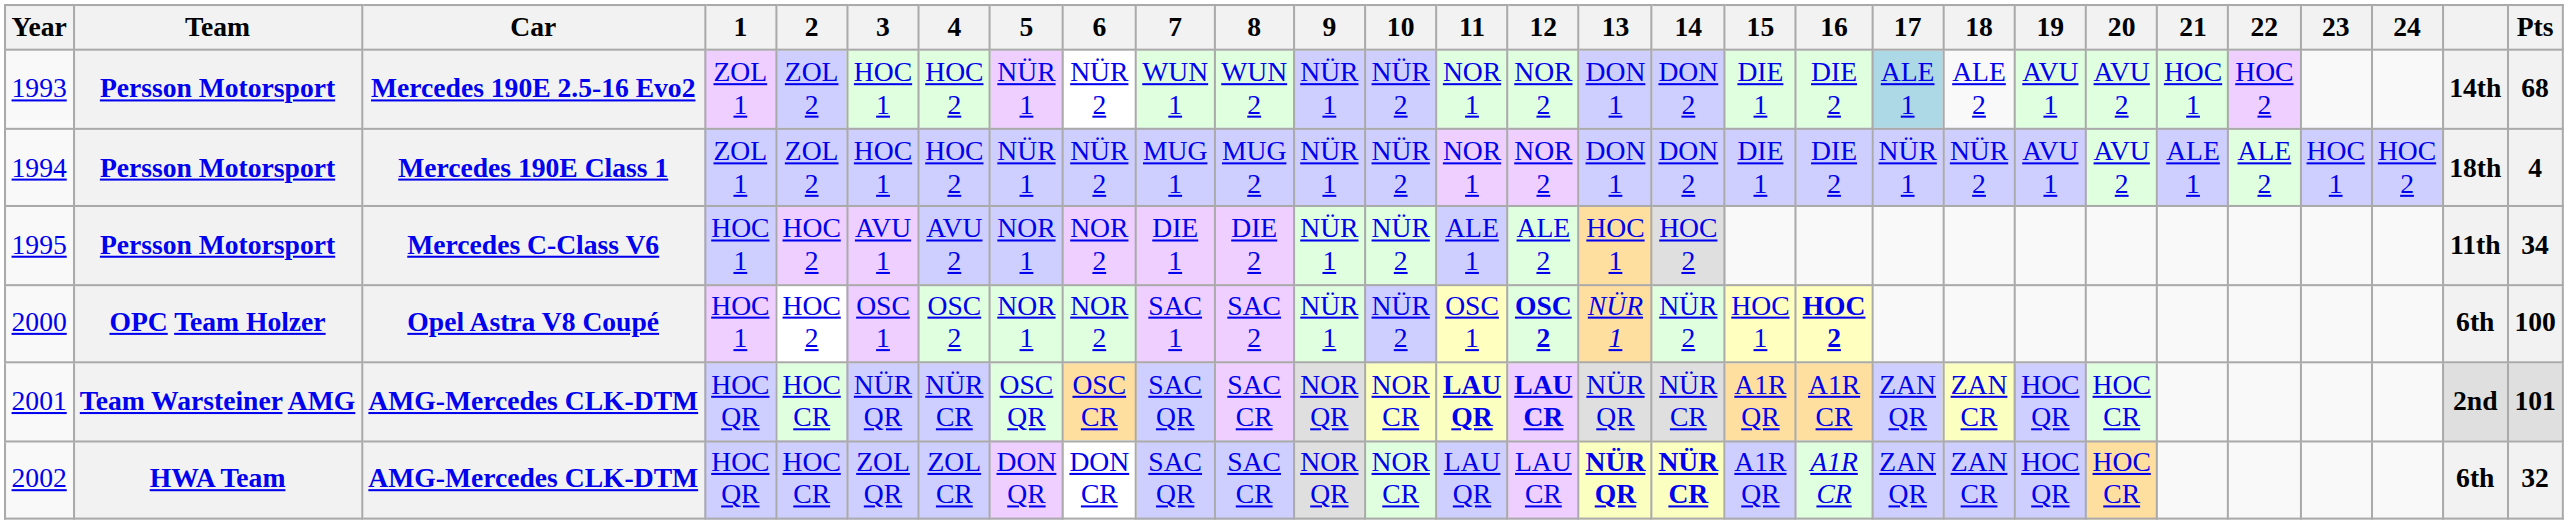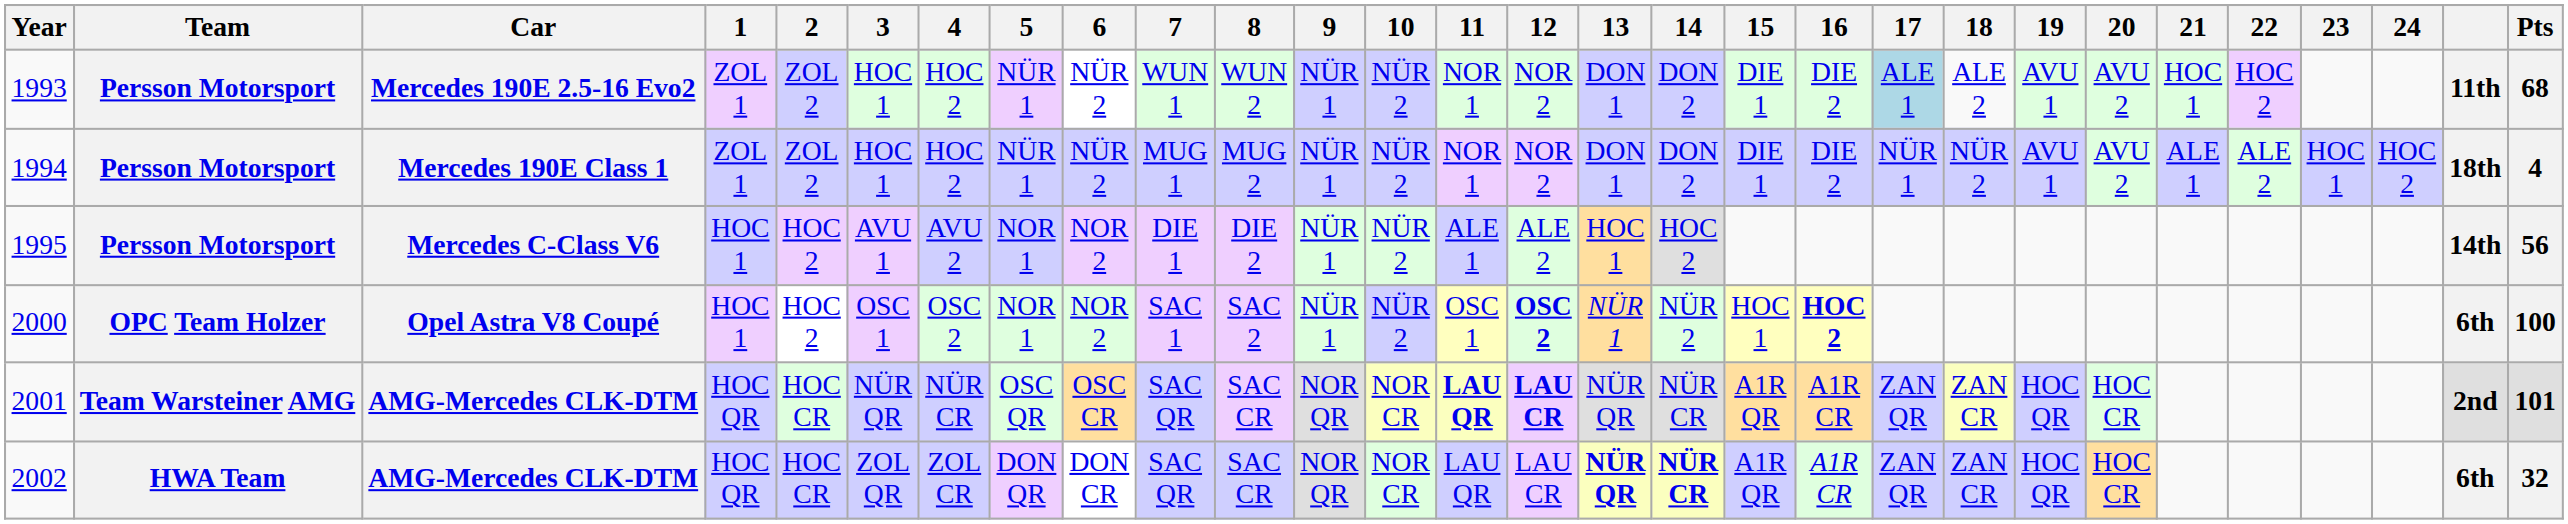(2475, 88) 14th -> (2475, 88) 11th
(2475, 244) 11th -> (2475, 244) 14th
(2535, 244) 34 -> (2535, 244) 56
